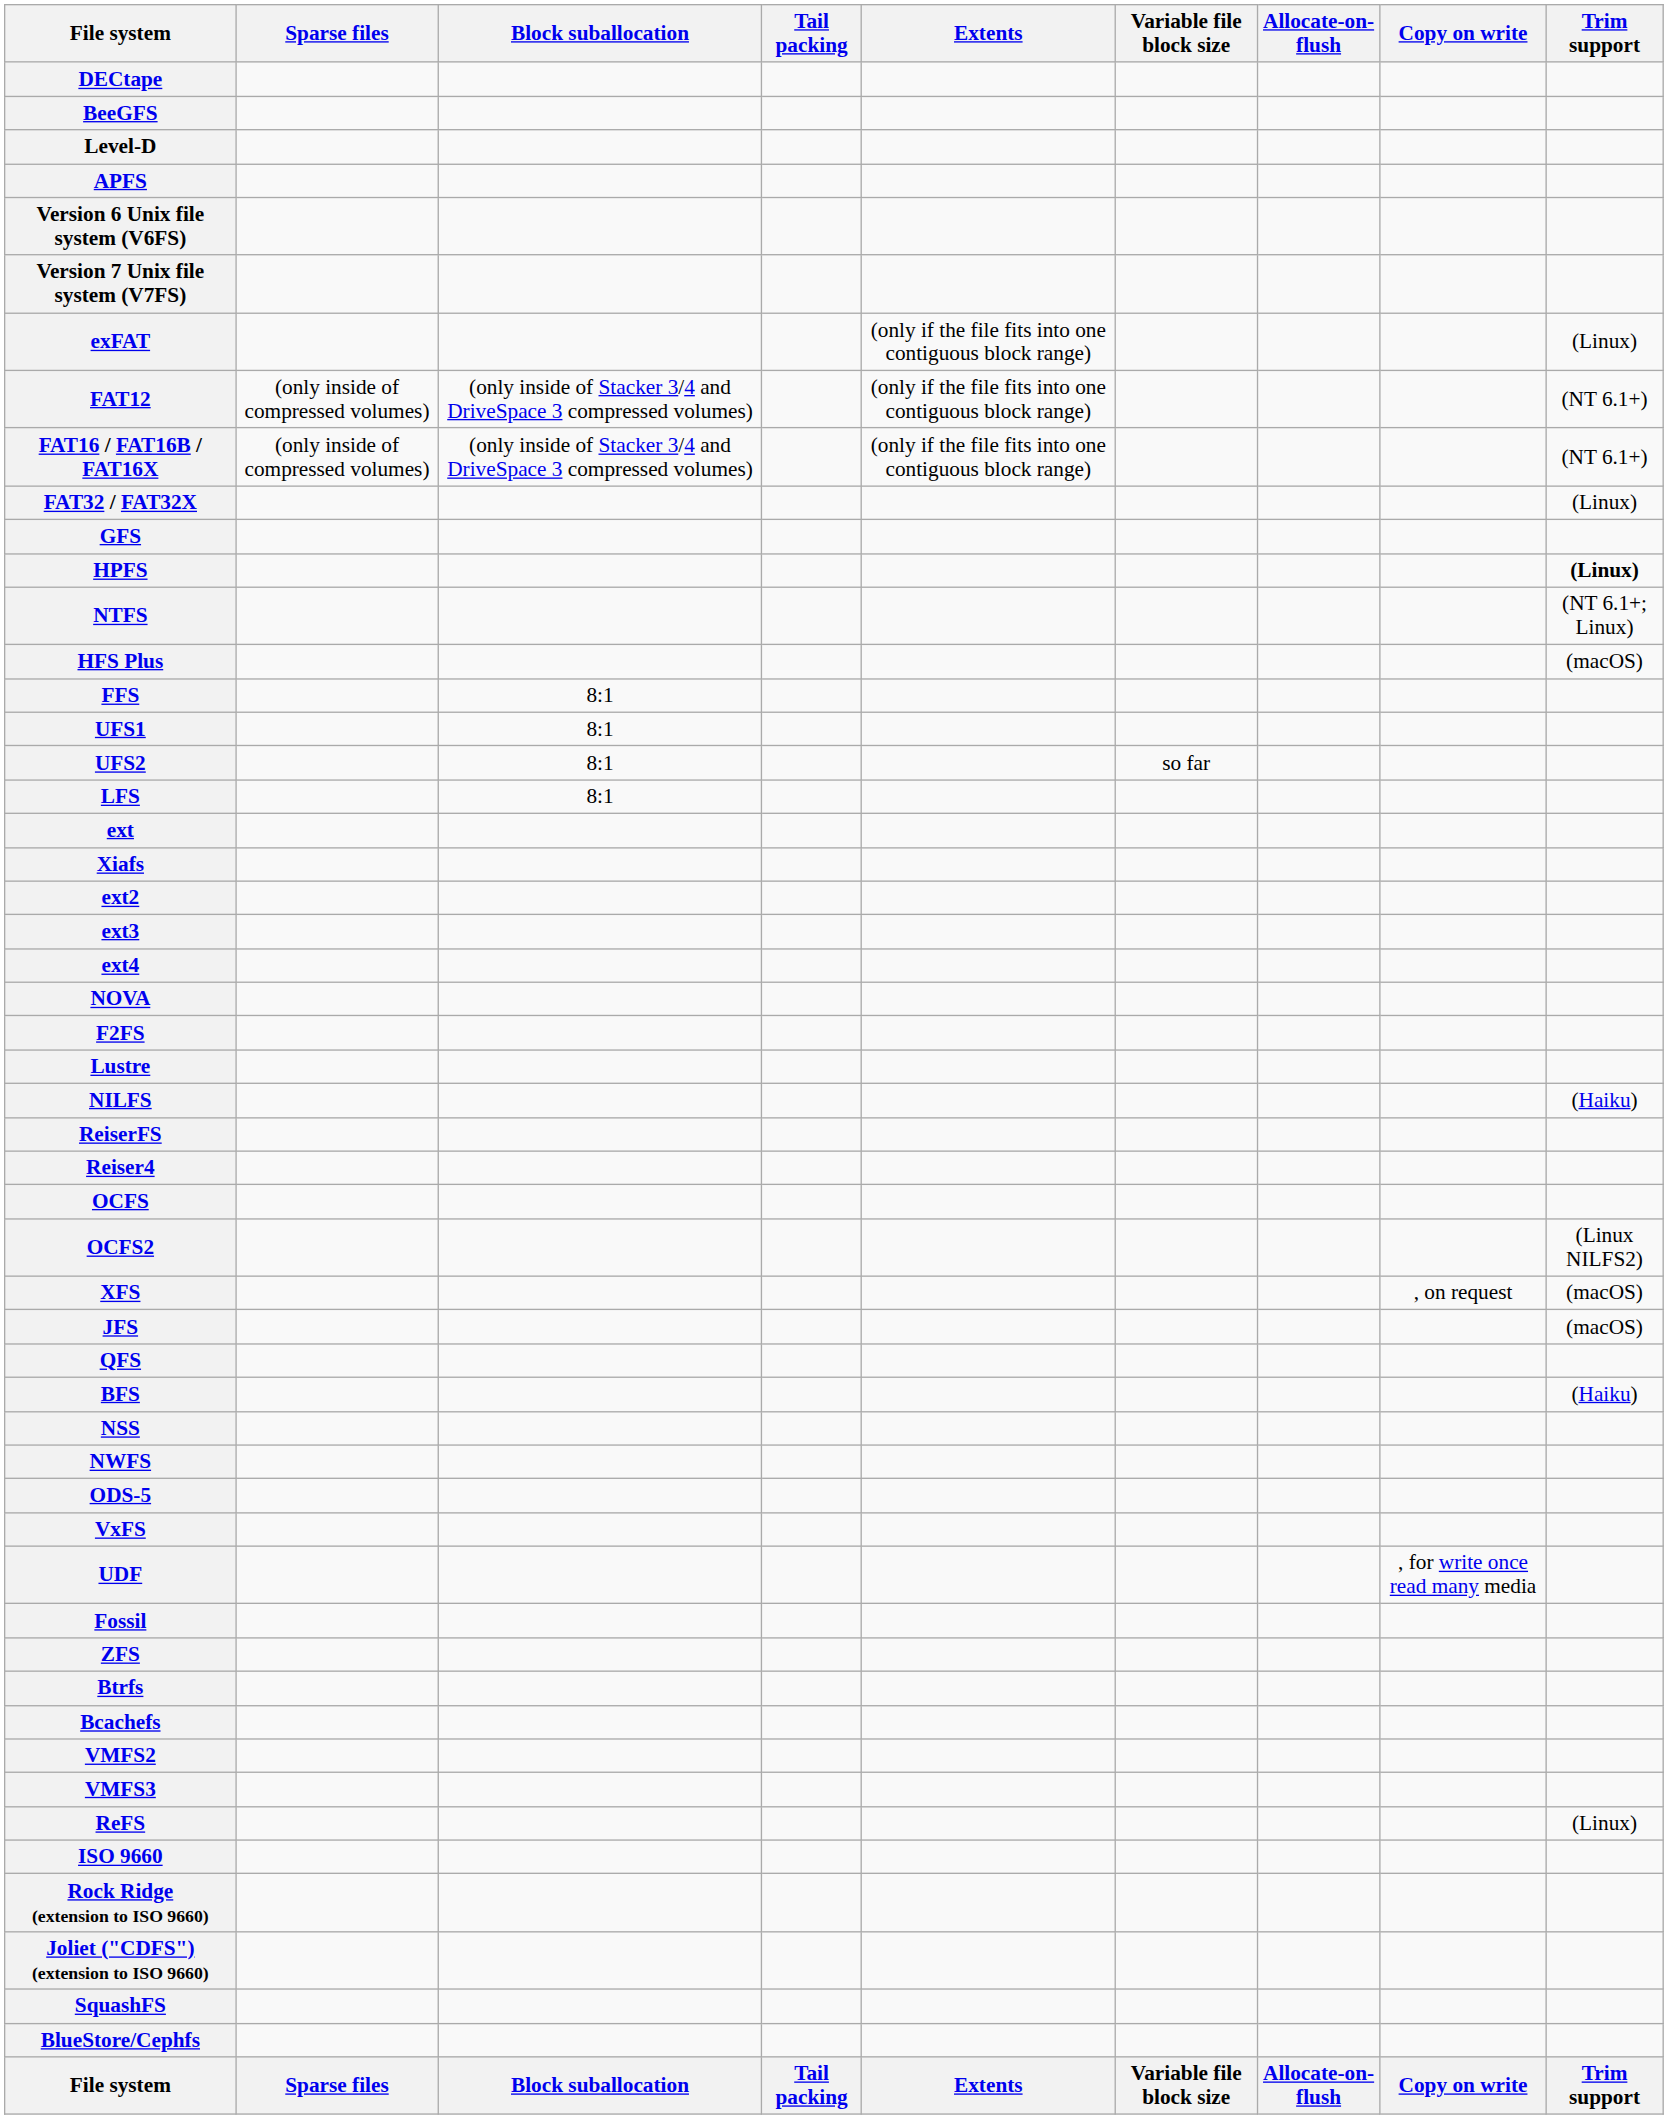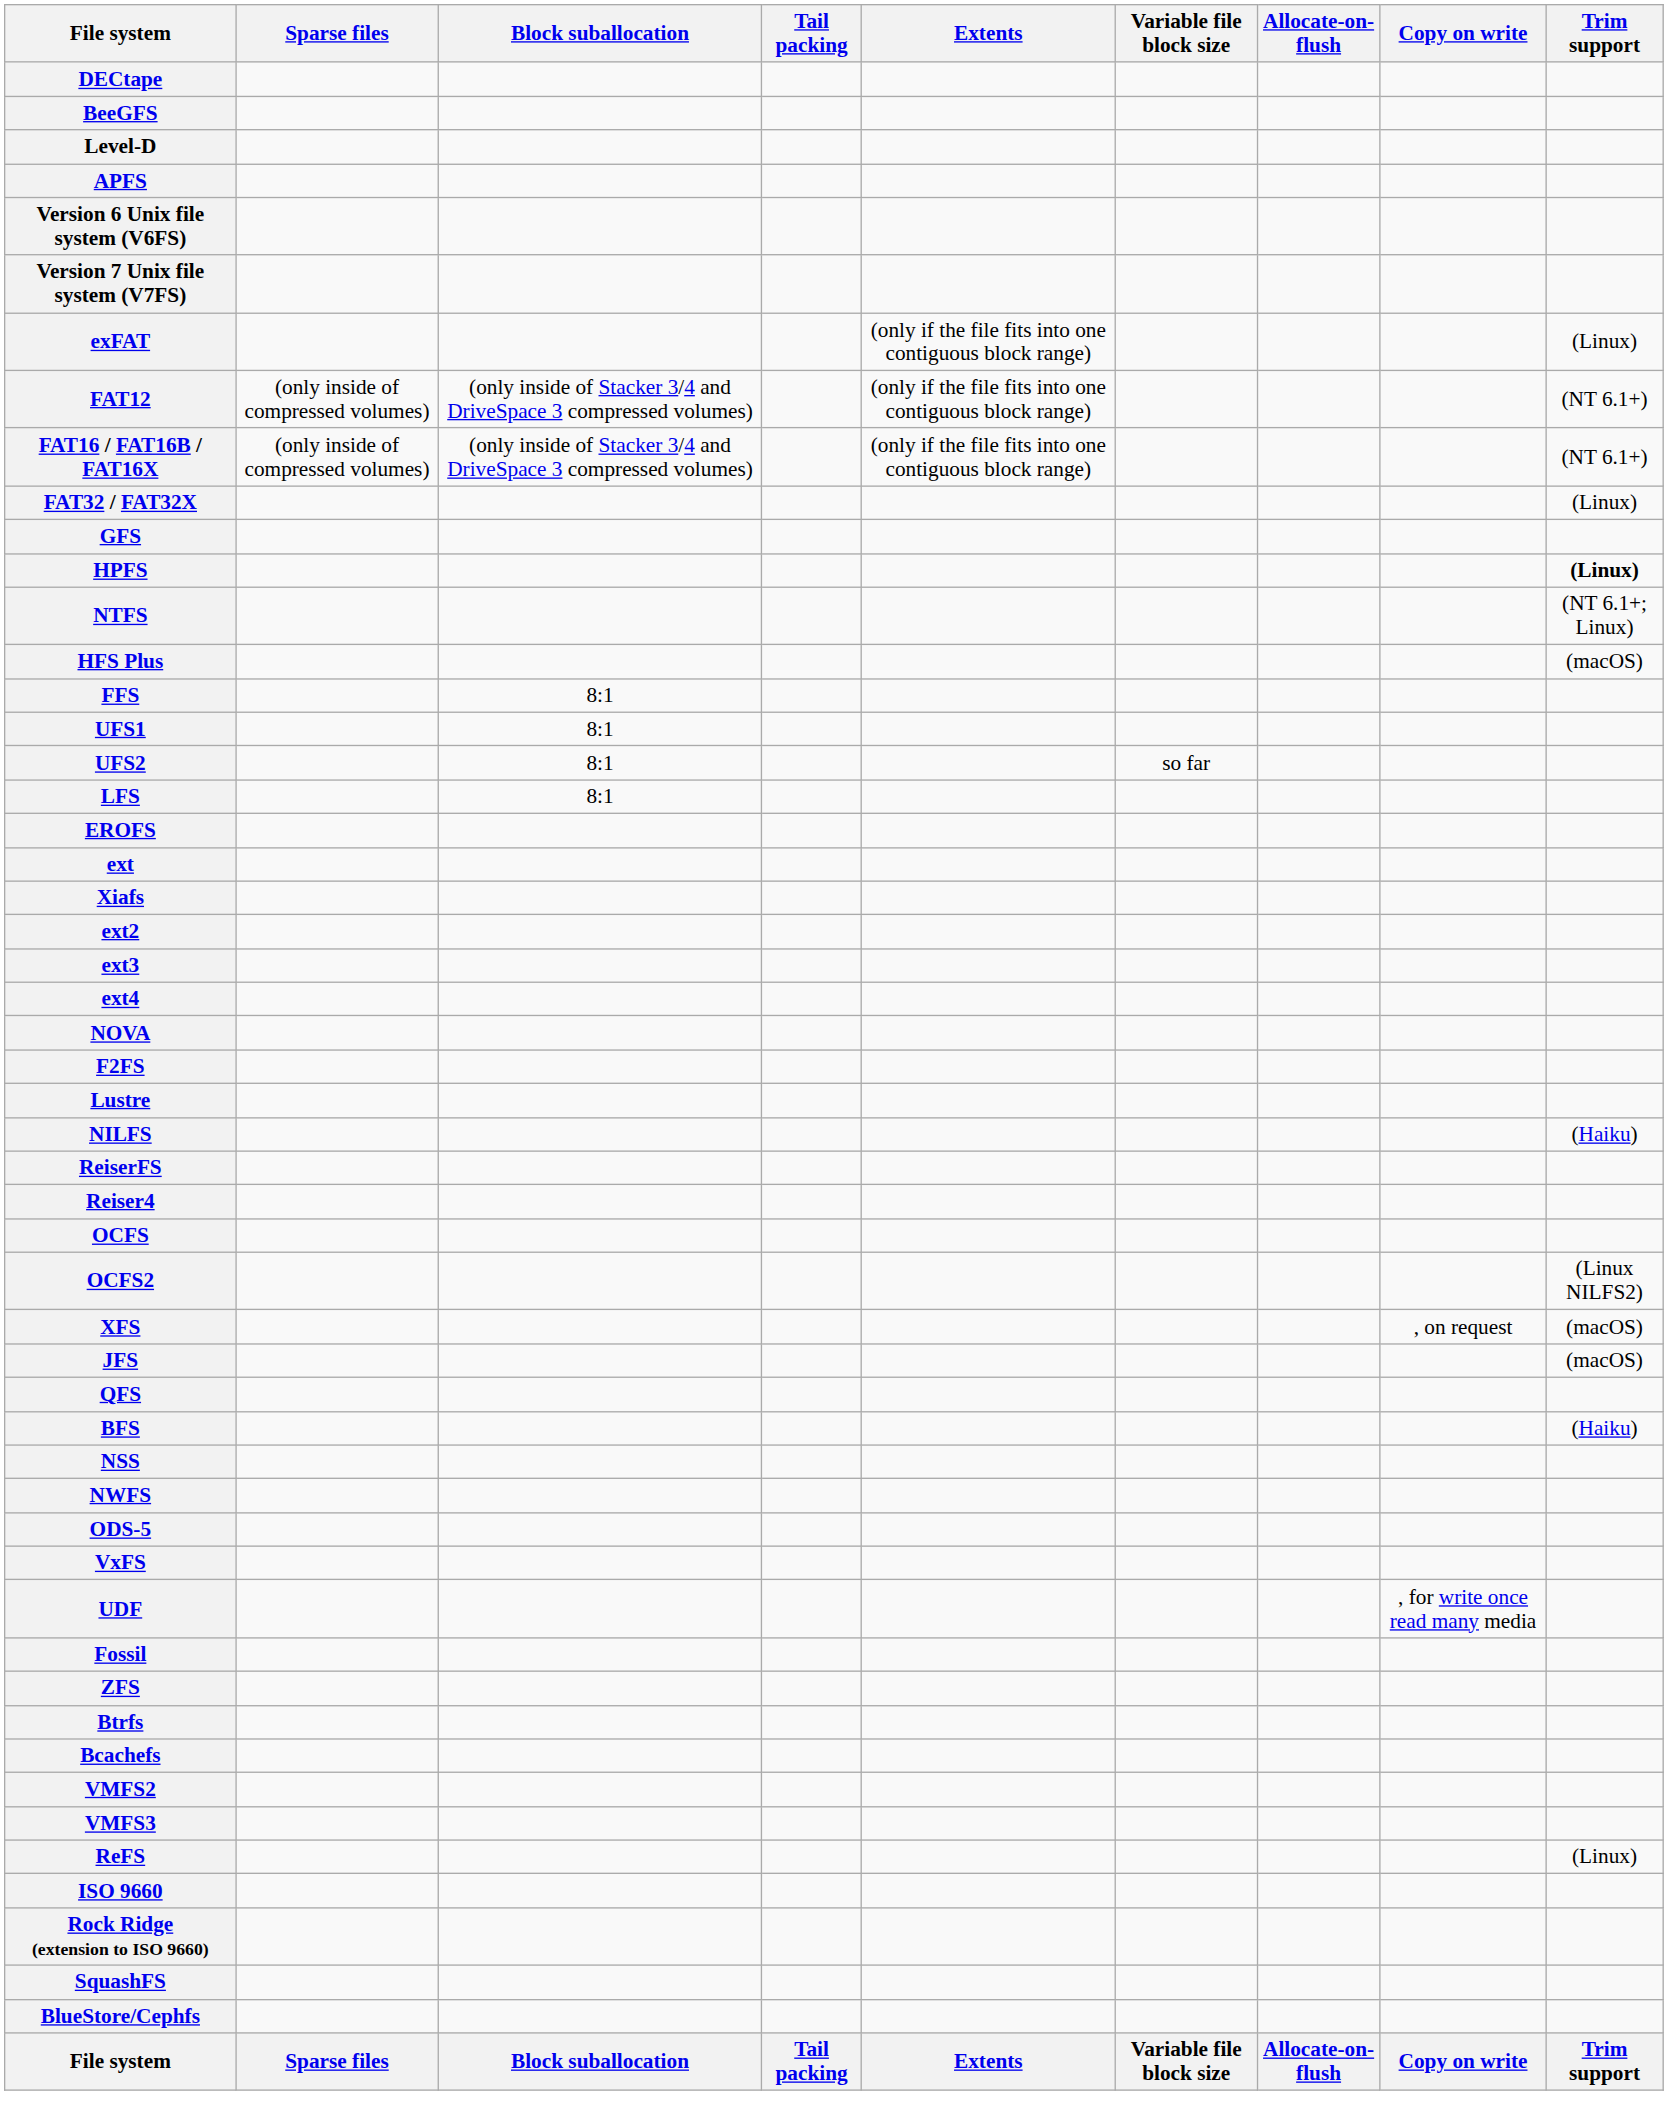+ row: (120, 830)
- row: (120, 1960)
